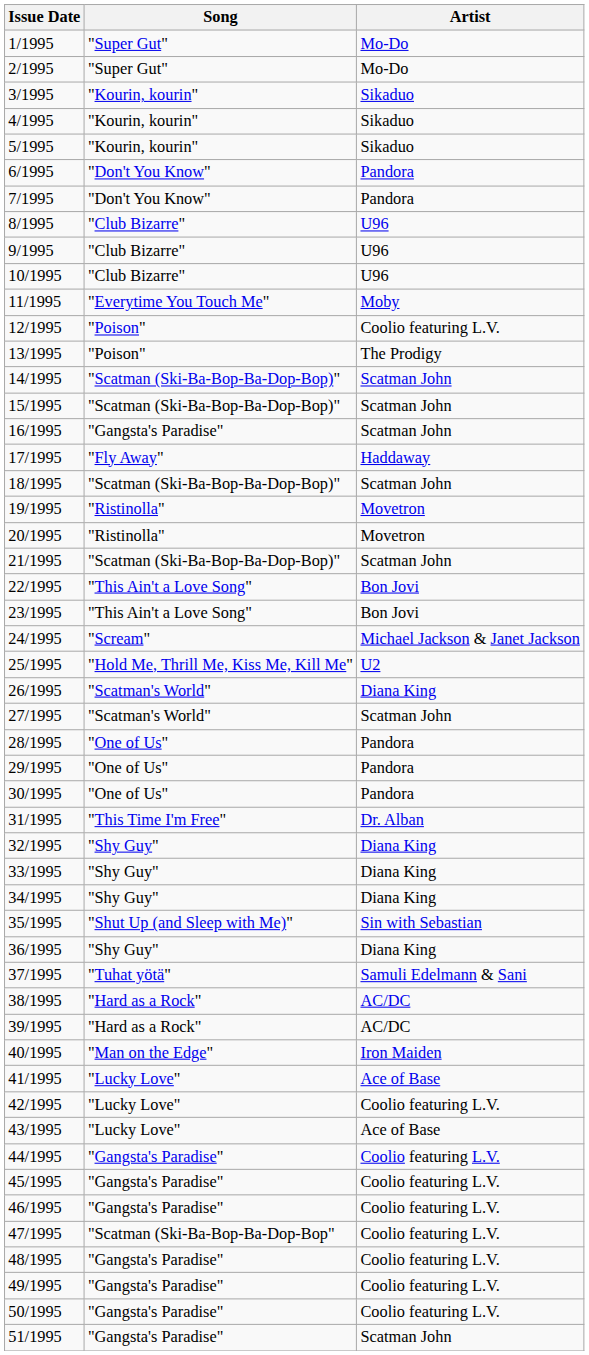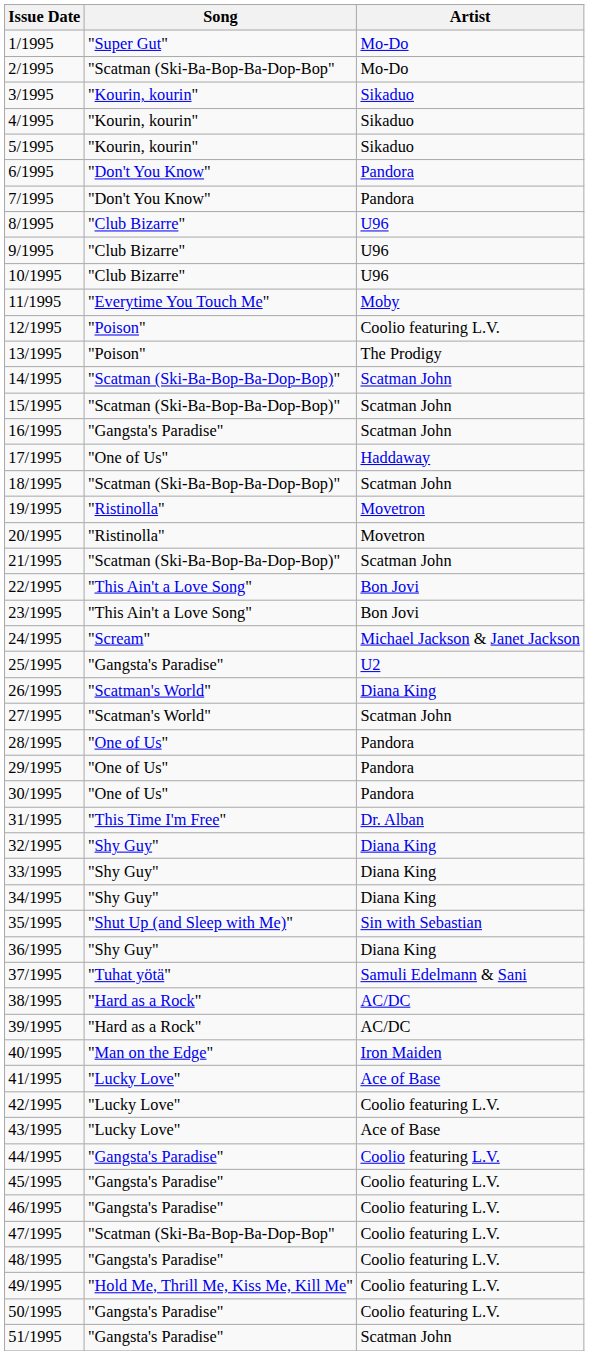(128, 69) "Super Gut" -> (211, 69) "Scatman (Ski-Ba-Bop-Ba-Dop-Bop"
(126, 457) "Fly Away" -> (128, 457) "One of Us"
(220, 664) "Hold Me, Thrill Me, Kiss Me, Kill Me" -> (156, 664) "Gangsta's Paradise"
(156, 1285) "Gangsta's Paradise" -> (220, 1285) "Hold Me, Thrill Me, Kiss Me, Kill Me"
